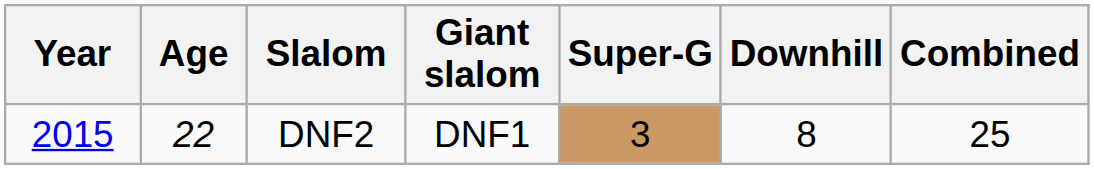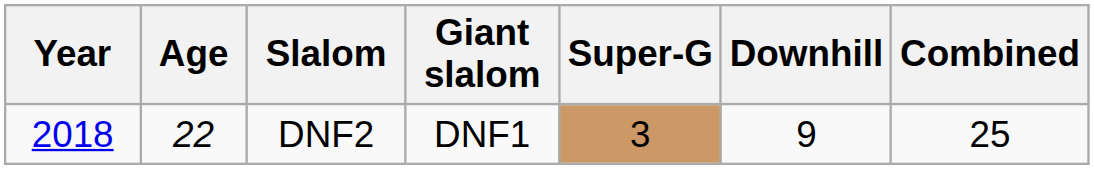(73, 133) 2015 -> (73, 133) 2018
(806, 133) 8 -> (806, 133) 9
